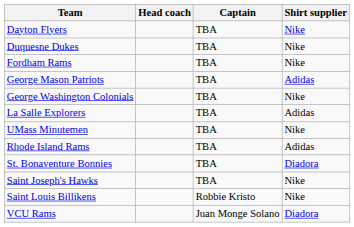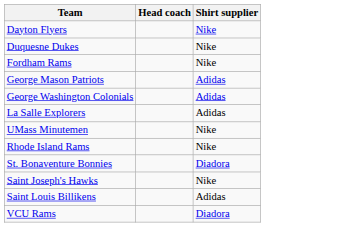- column: (238, 12)
(295, 96) Nike -> (211, 96) Adidas
(299, 146) Adidas -> (206, 146) Nike
(295, 197) Nike -> (211, 197) Adidas
